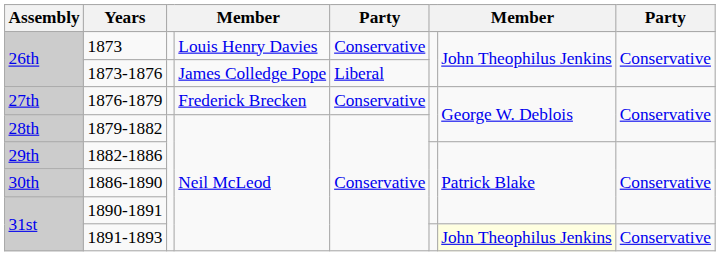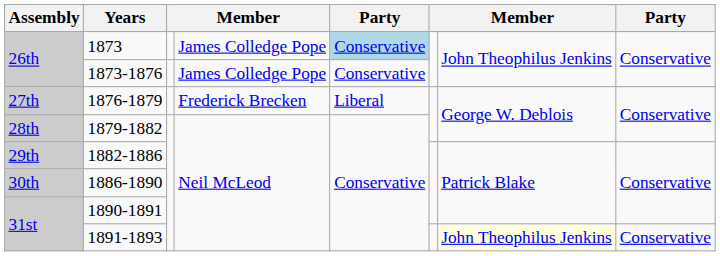(248, 45) Louis Henry Davies -> (252, 45) James Colledge Pope
(380, 45) no background -> (380, 45) lightblue background
(359, 73) Liberal -> (380, 73) Conservative
(380, 100) Conservative -> (359, 100) Liberal
